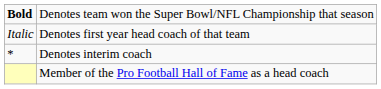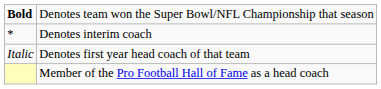rows swapped: (145, 34) <-> (95, 53)
